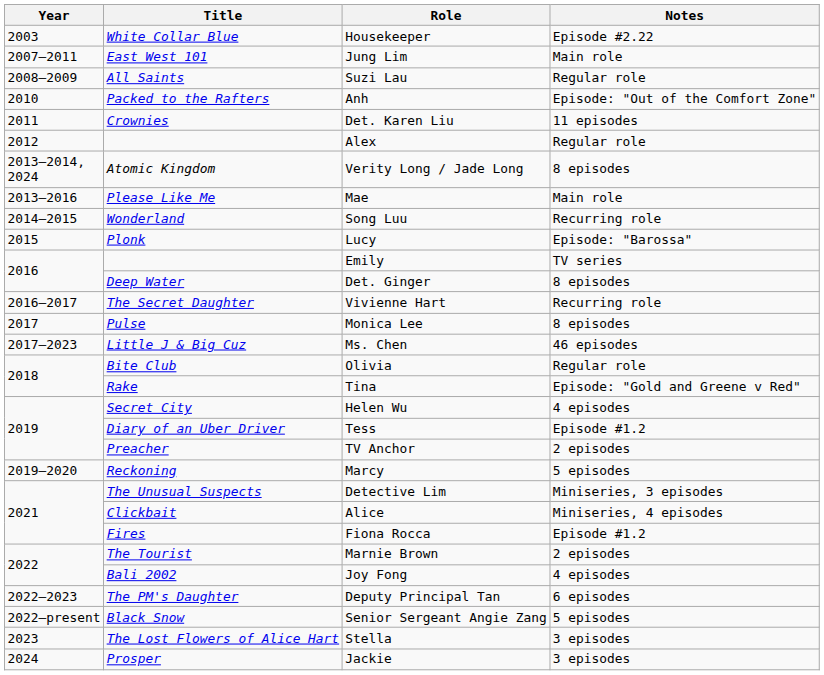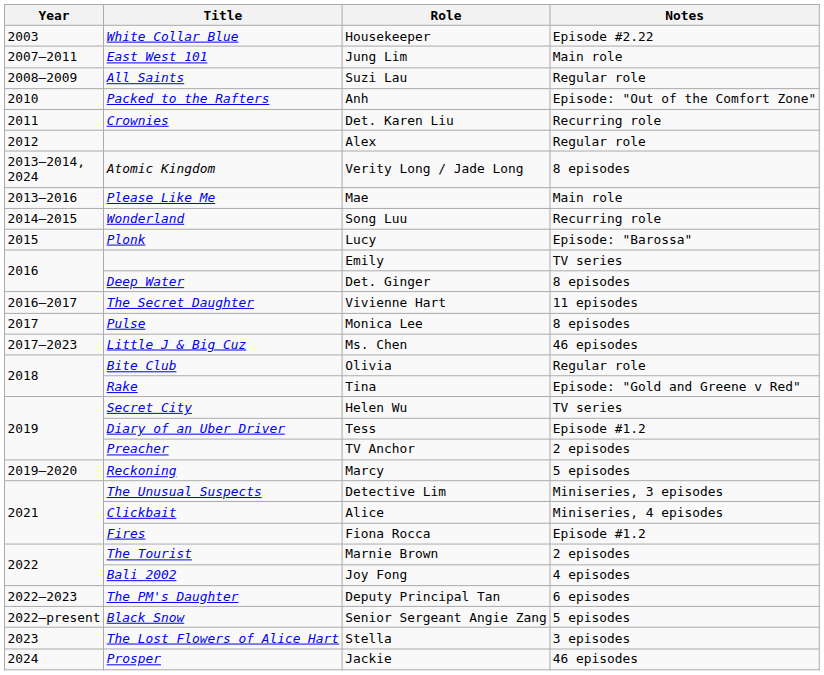(595, 120) 11 episodes -> (607, 120) Recurring role
(607, 303) Recurring role -> (595, 303) 11 episodes
(592, 407) 4 episodes -> (588, 407) TV series
(592, 659) 3 episodes -> (595, 659) 46 episodes
